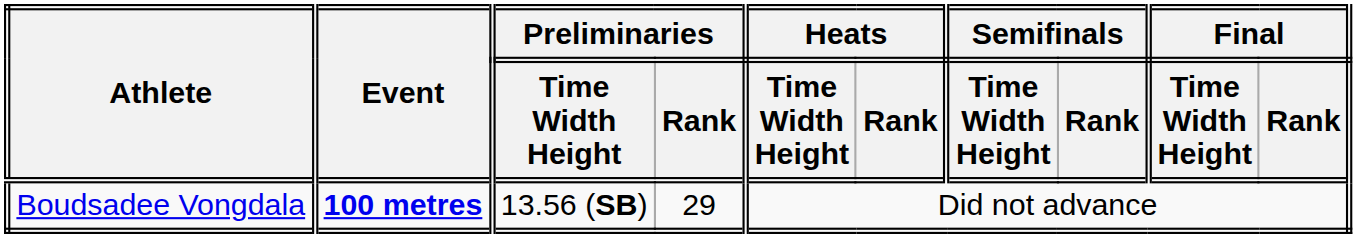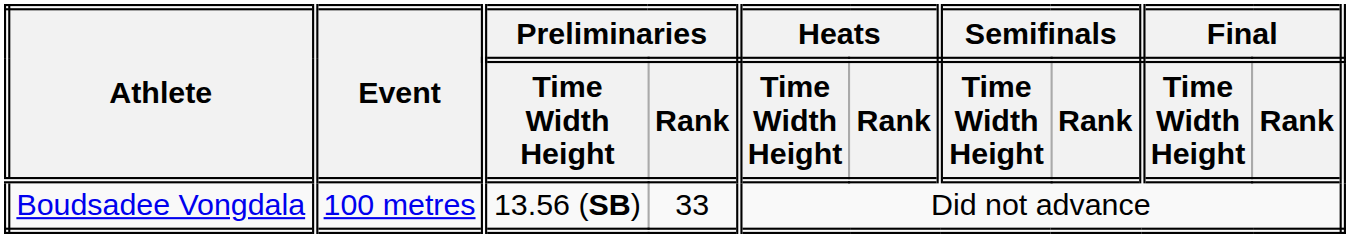(403, 206) bold -> (400, 206) normal
(699, 206) 29 -> (692, 206) 33
